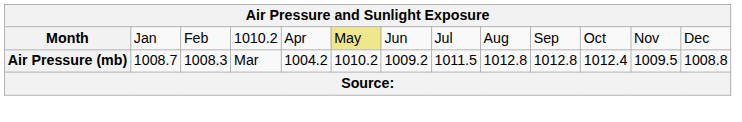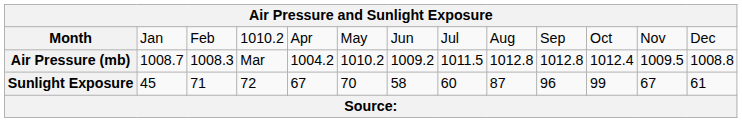(348, 38) khaki background -> (354, 38) no background
+ row: (71, 83)
